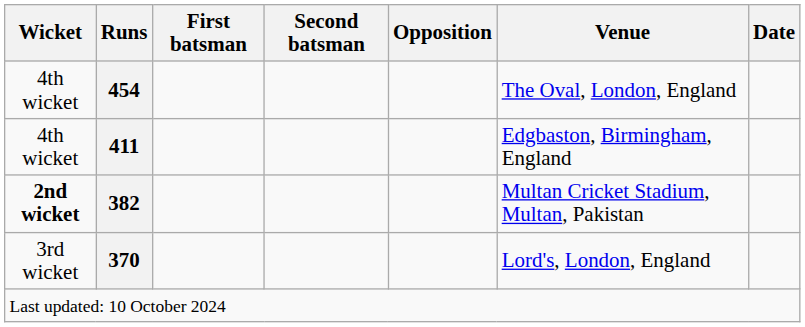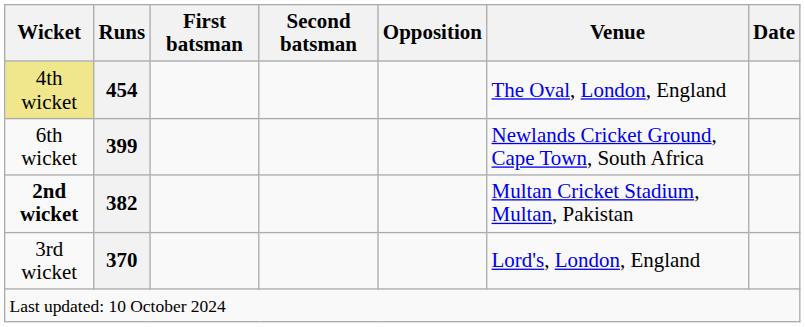(50, 89) no background -> (49, 89) khaki background
- row: (124, 146)
+ row: (122, 146)
